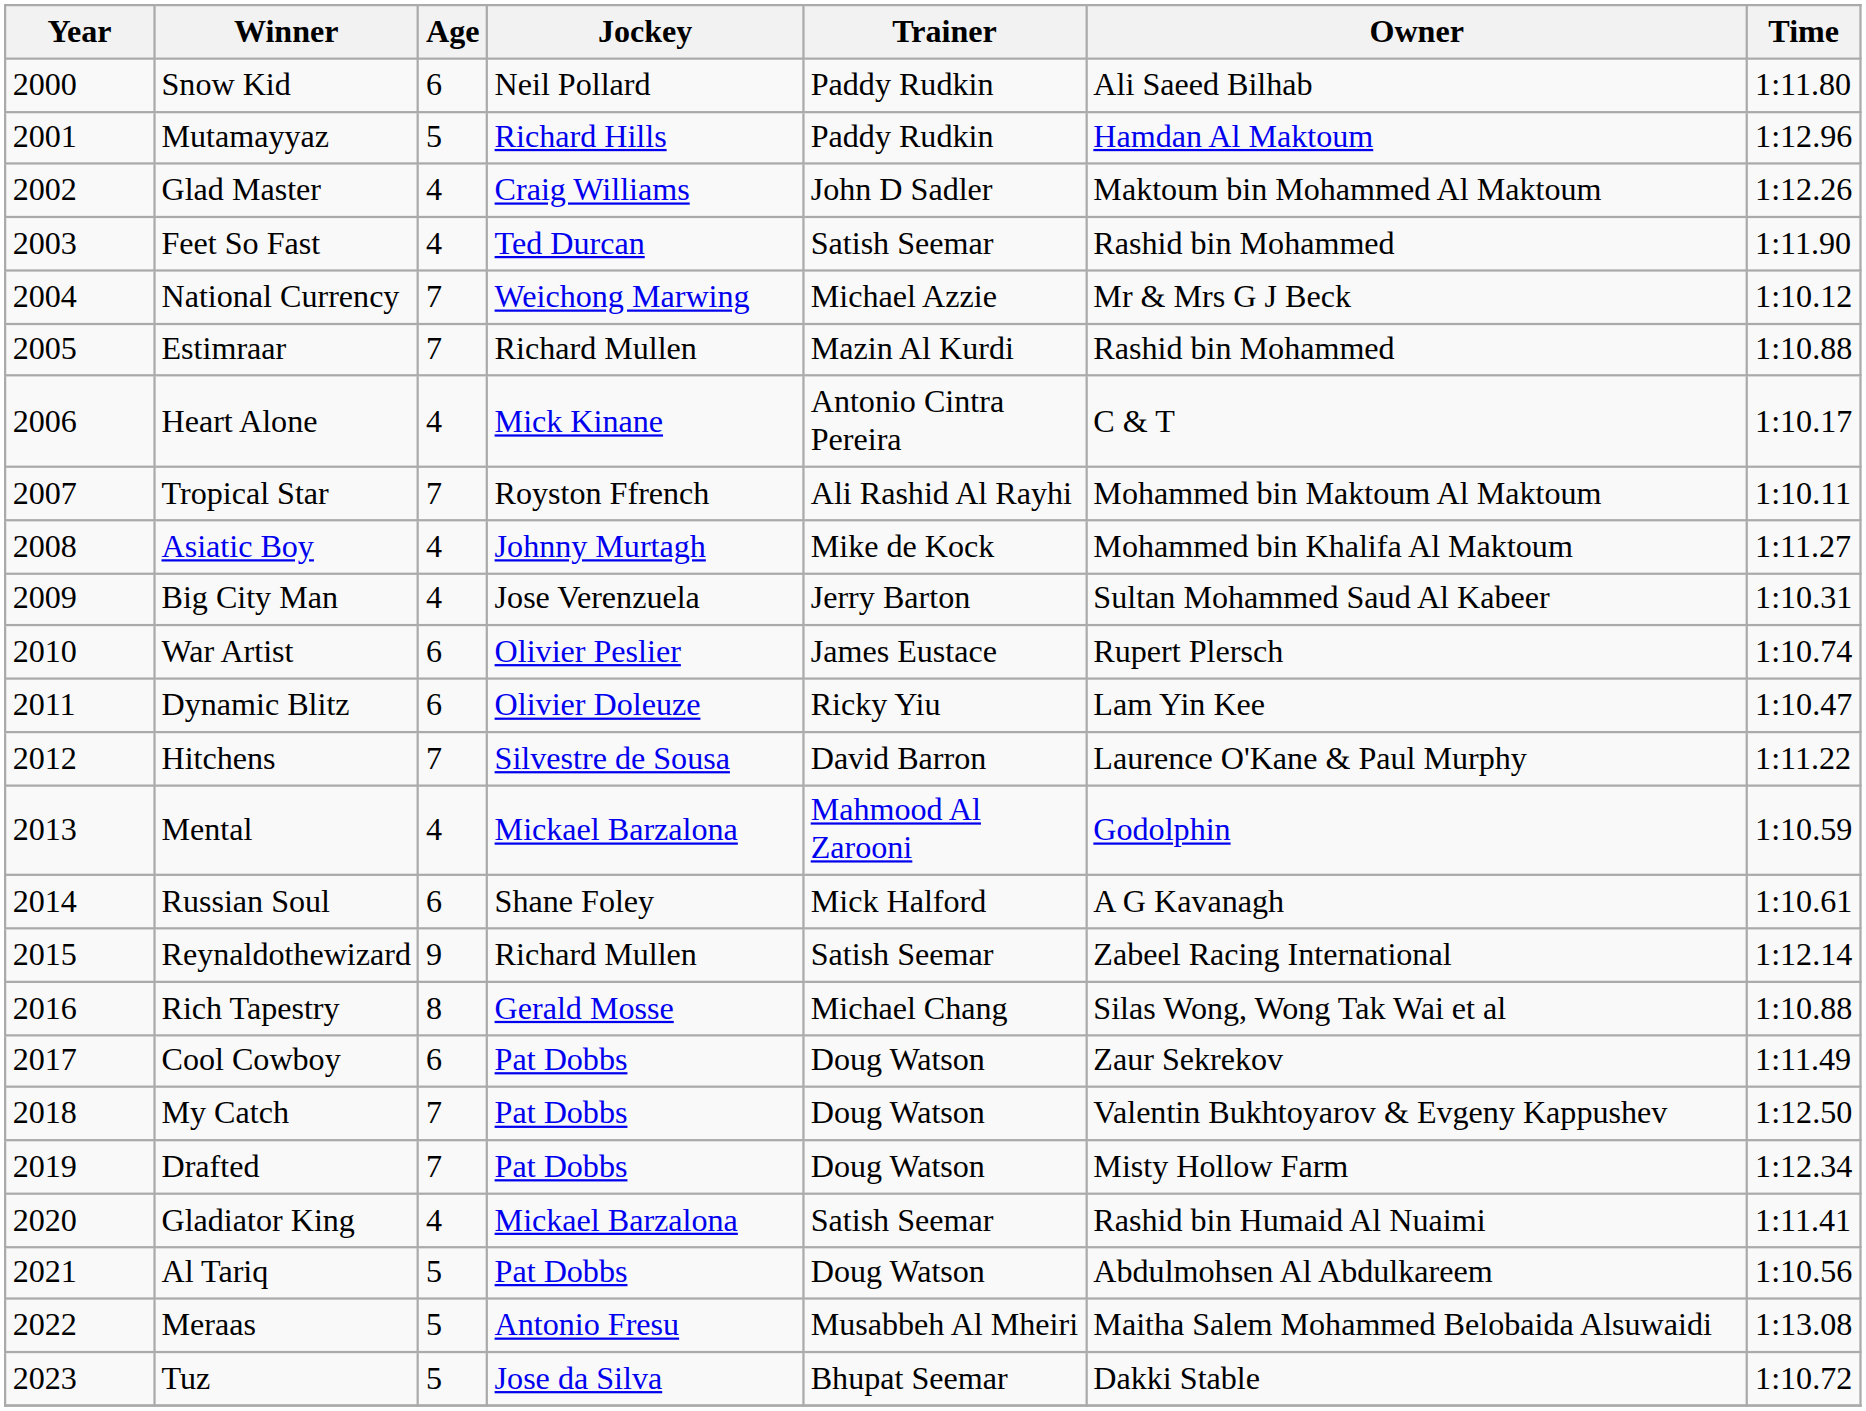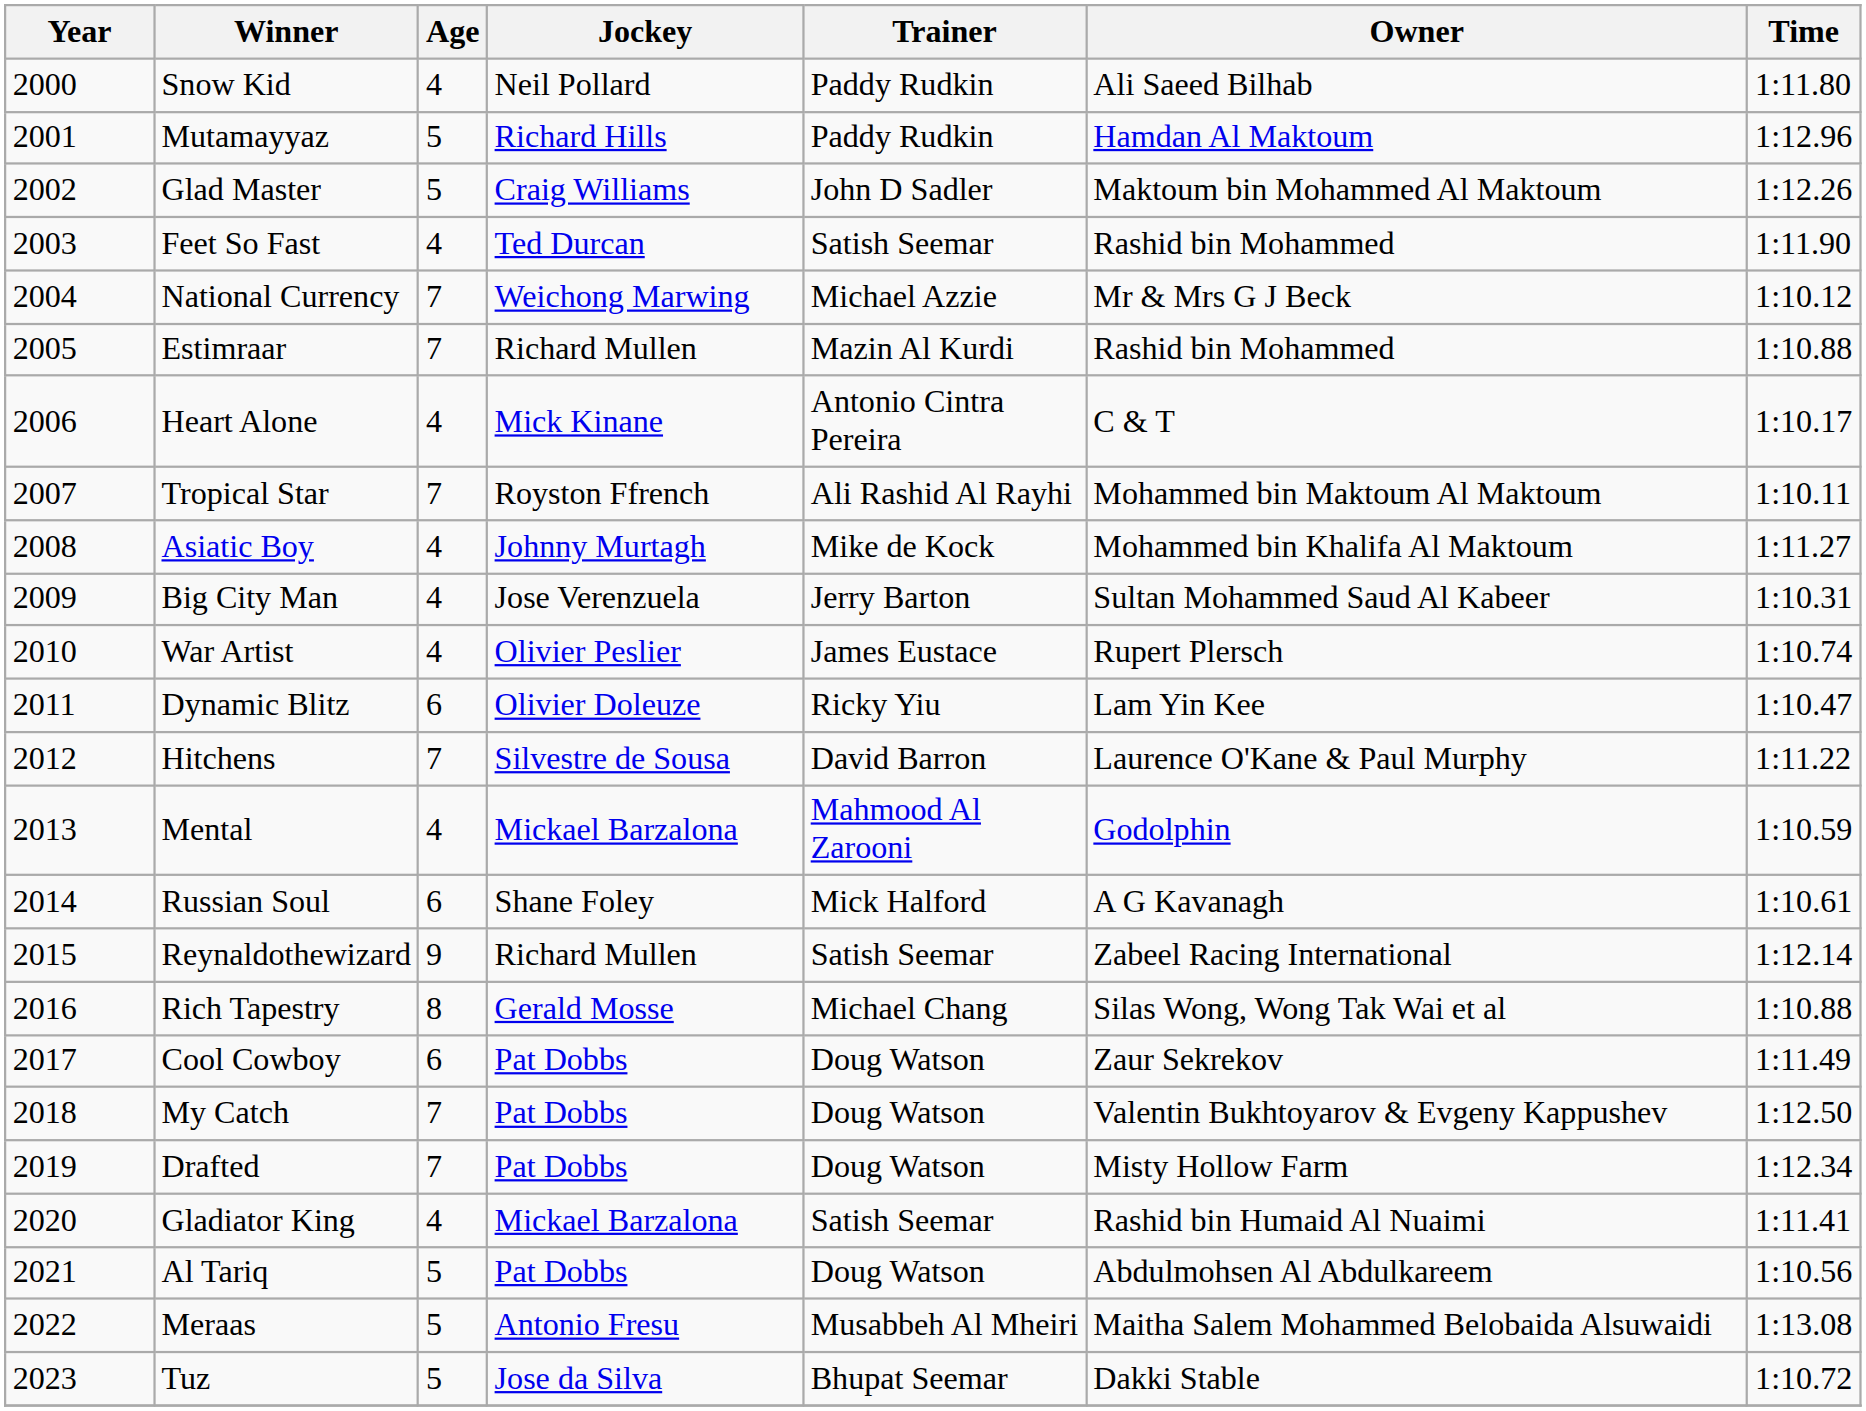(434, 84) 6 -> (434, 84) 4
(434, 190) 4 -> (434, 190) 5
(434, 651) 6 -> (434, 651) 4
